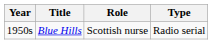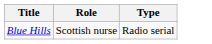- column: (20, 13)
